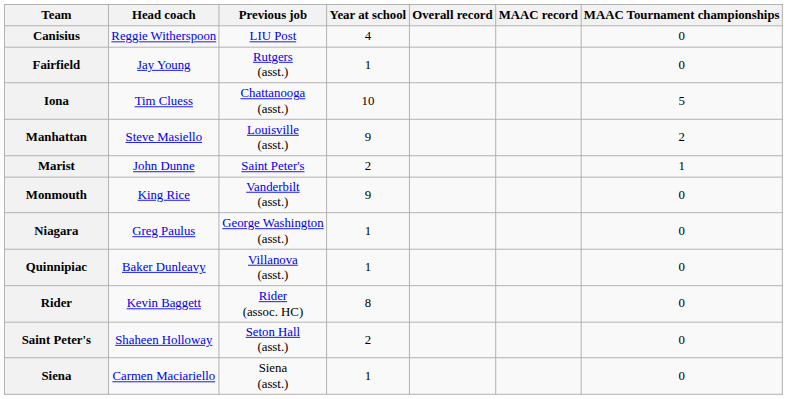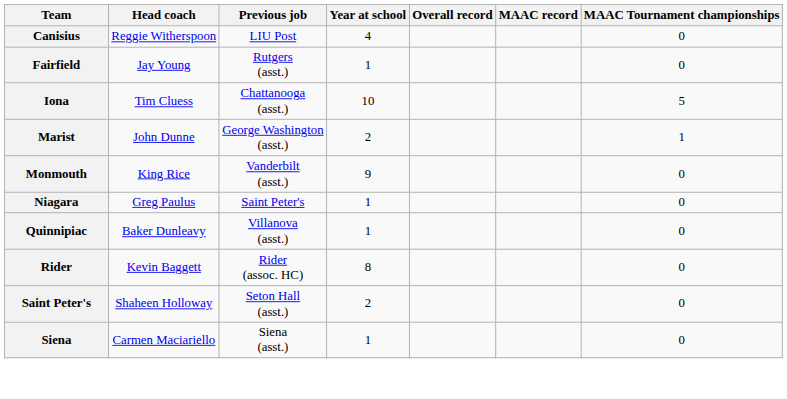- row: (56, 137)
(273, 166) Saint Peter's -> (273, 137) George Washington (asst.)
(273, 231) George Washington (asst.) -> (273, 202) Saint Peter's
